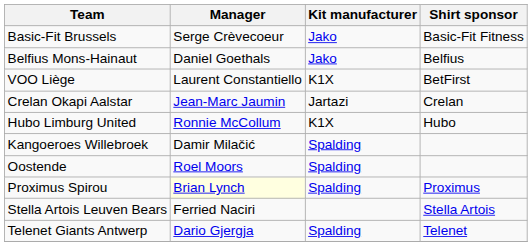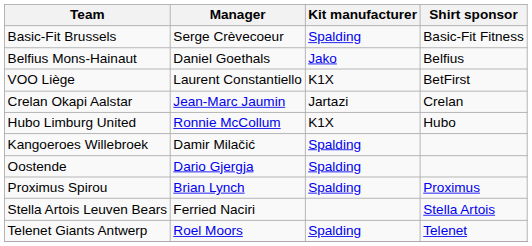(323, 36) Jako -> (335, 36) Spalding
(208, 166) Roel Moors -> (213, 166) Dario Gjergja
(209, 187) lightyellow background -> (209, 187) no background
(213, 230) Dario Gjergja -> (208, 230) Roel Moors
